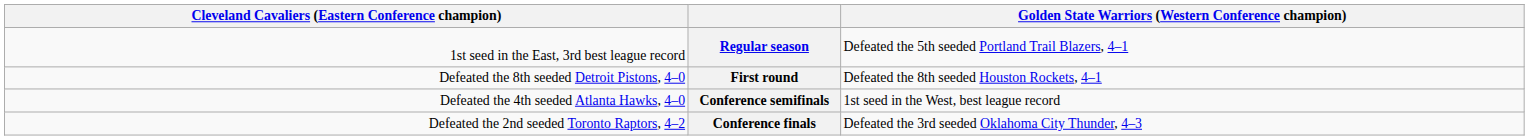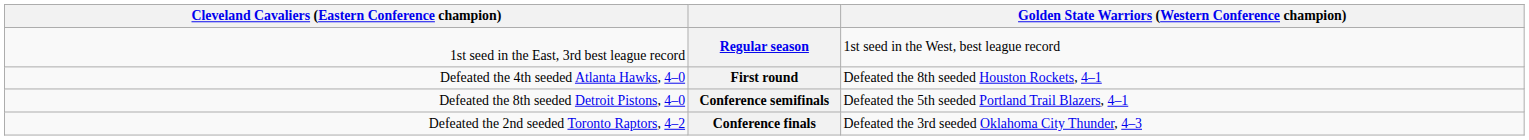(986, 47) Defeated the 5th seeded Portland Trail Blazers, 4–1 -> (952, 47) 1st seed in the West, best league record
(562, 78) Defeated the 8th seeded Detroit Pistons, 4–0 -> (563, 78) Defeated the 4th seeded Atlanta Hawks, 4–0
(563, 101) Defeated the 4th seeded Atlanta Hawks, 4–0 -> (562, 101) Defeated the 8th seeded Detroit Pistons, 4–0
(952, 101) 1st seed in the West, best league record -> (986, 101) Defeated the 5th seeded Portland Trail Blazers, 4–1
